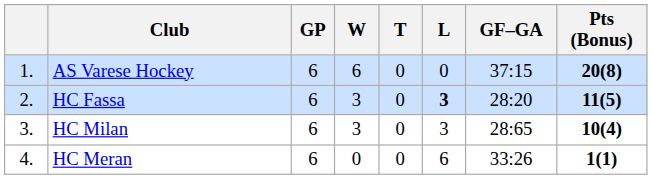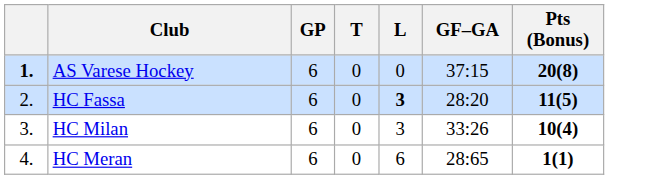- column: (357, 29)
(26, 70) normal -> (26, 70) bold
(511, 129) 28:65 -> (467, 129) 33:26
(511, 159) 33:26 -> (467, 159) 28:65
